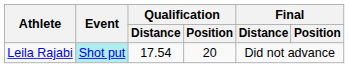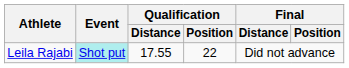(156, 53) 17.54 -> (156, 53) 17.55
(210, 53) 20 -> (210, 53) 22
